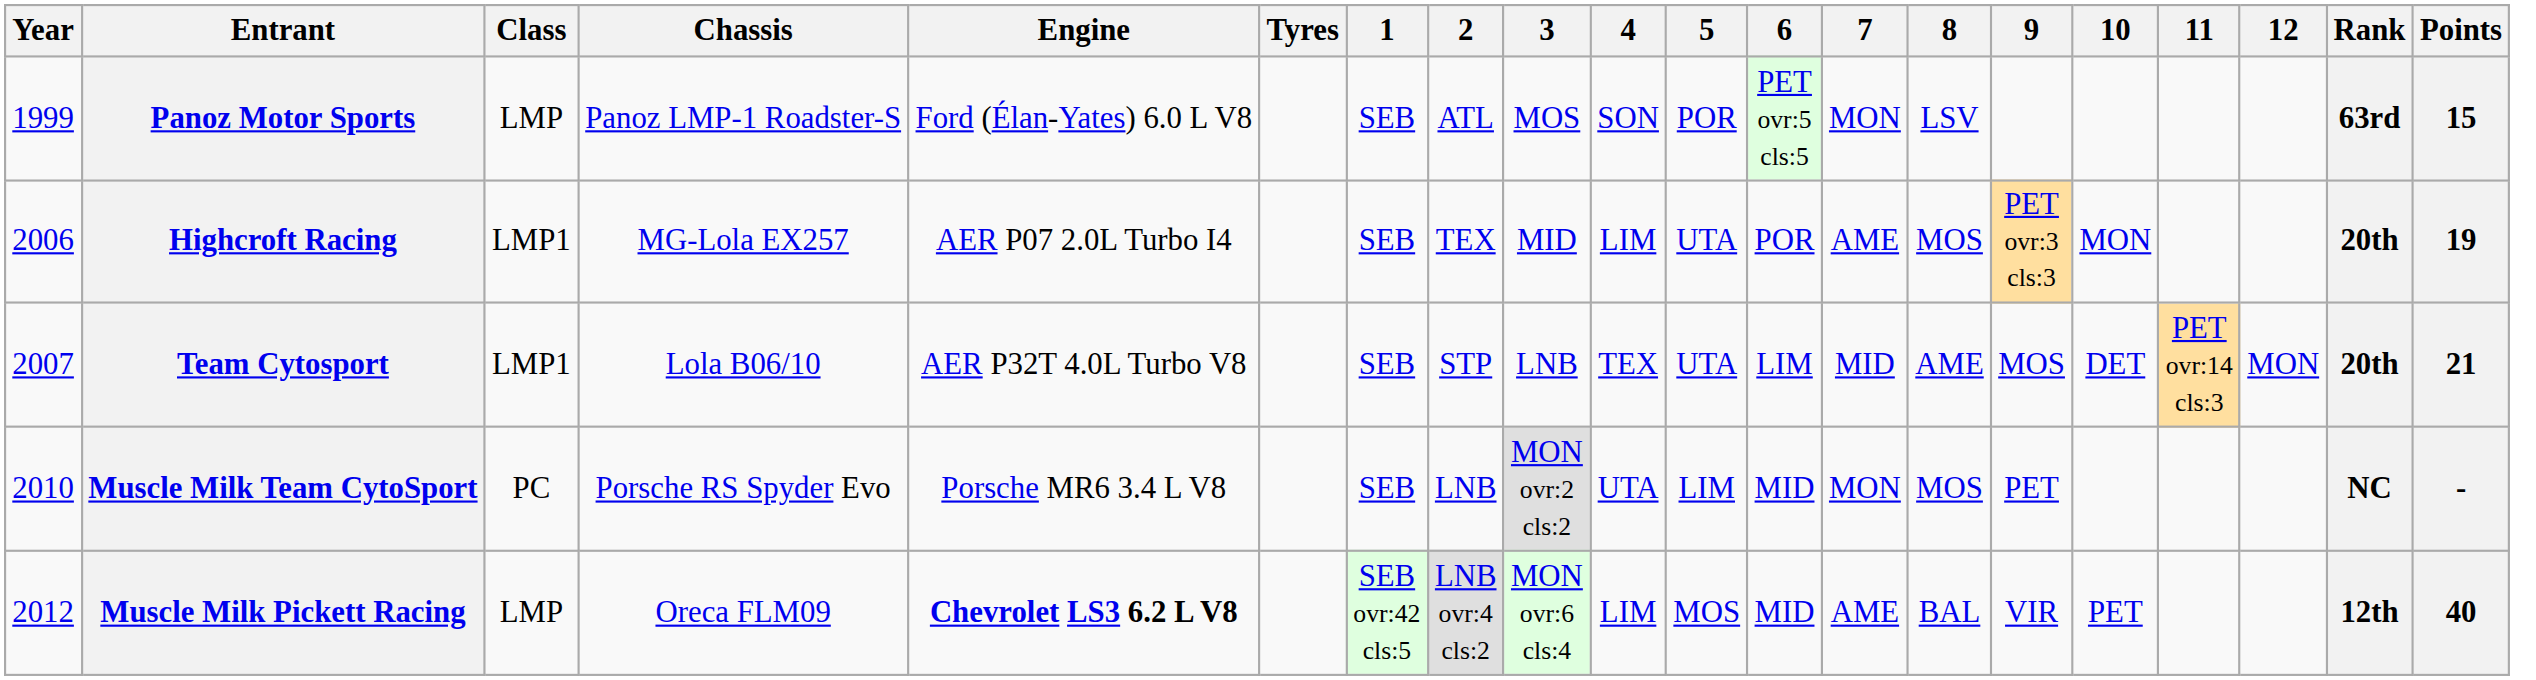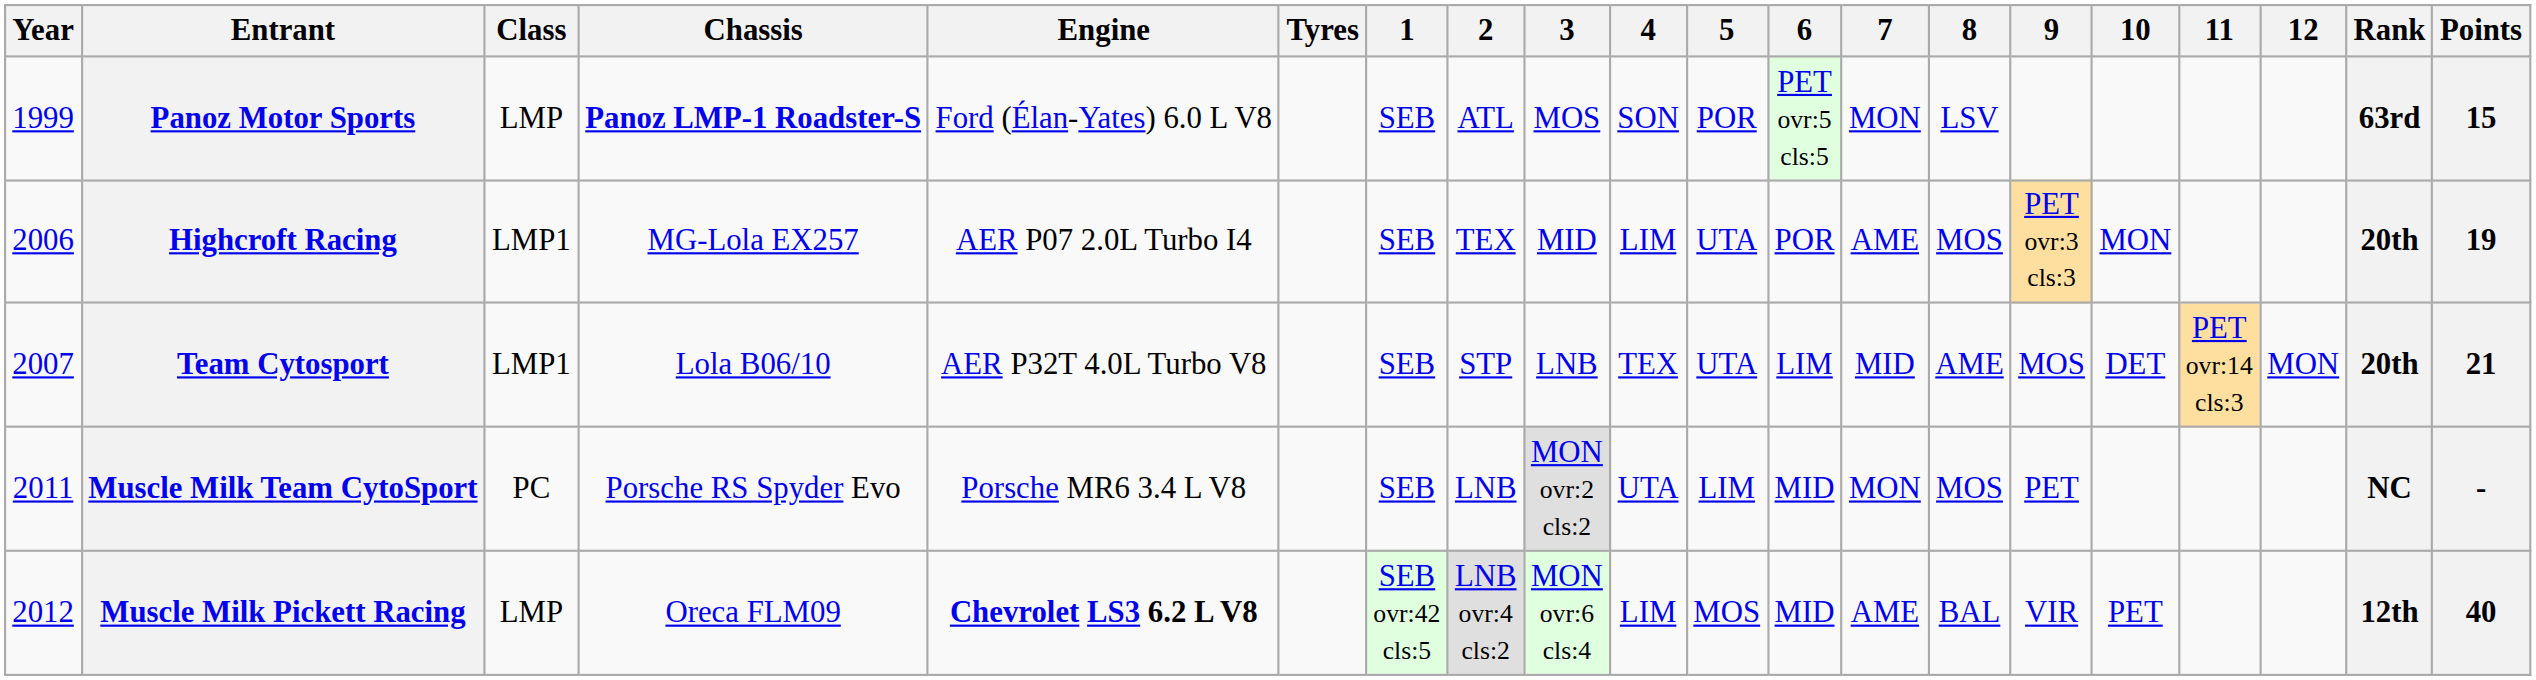(743, 117) normal -> (753, 117) bold
(43, 488) 2010 -> (43, 488) 2011
